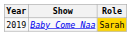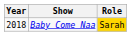(16, 25) 2019 -> (16, 25) 2018
